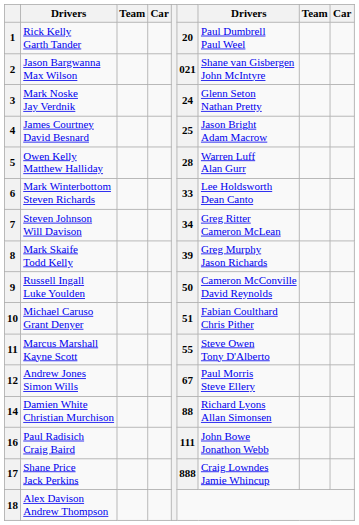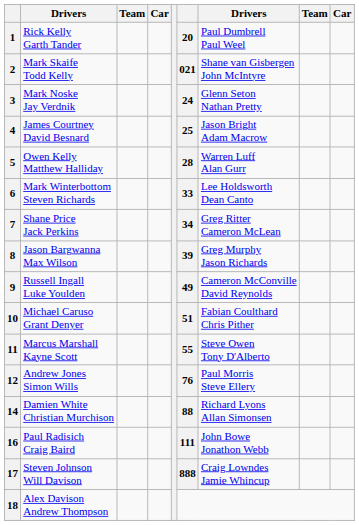(62, 68) Jason Bargwanna Max Wilson -> (51, 68) Mark Skaife Todd Kelly
(58, 224) Steven Johnson Will Davison -> (51, 224) Shane Price Jack Perkins
(51, 255) Mark Skaife Todd Kelly -> (62, 255) Jason Bargwanna Max Wilson
(187, 286) 50 -> (187, 286) 49
(187, 380) 67 -> (187, 380) 76
(51, 473) Shane Price Jack Perkins -> (58, 473) Steven Johnson Will Davison
